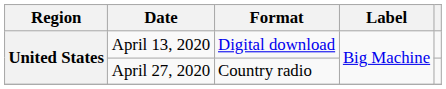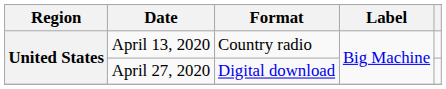(277, 44) Digital download -> (265, 44) Country radio
(265, 71) Country radio -> (277, 71) Digital download
